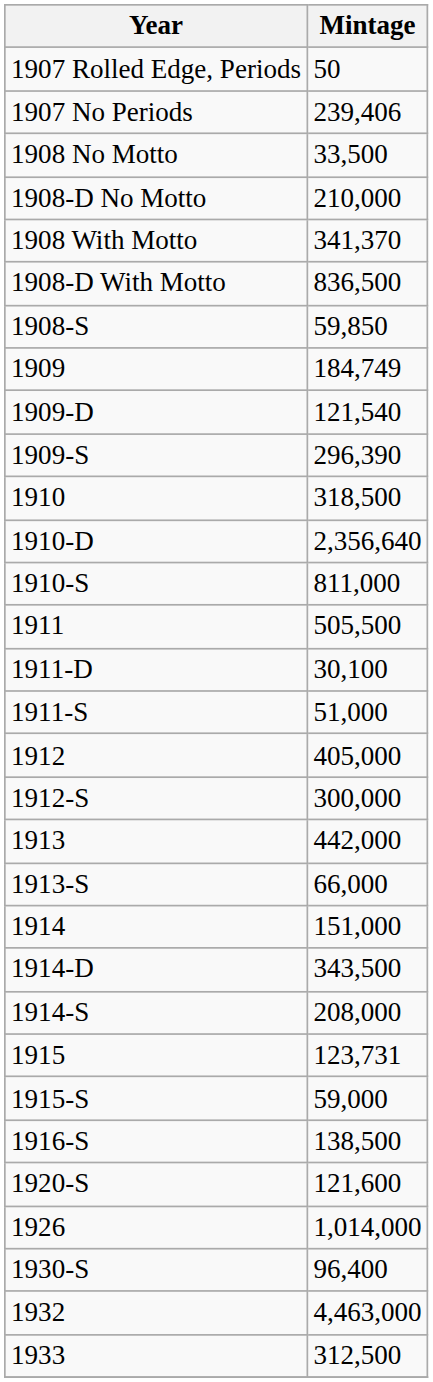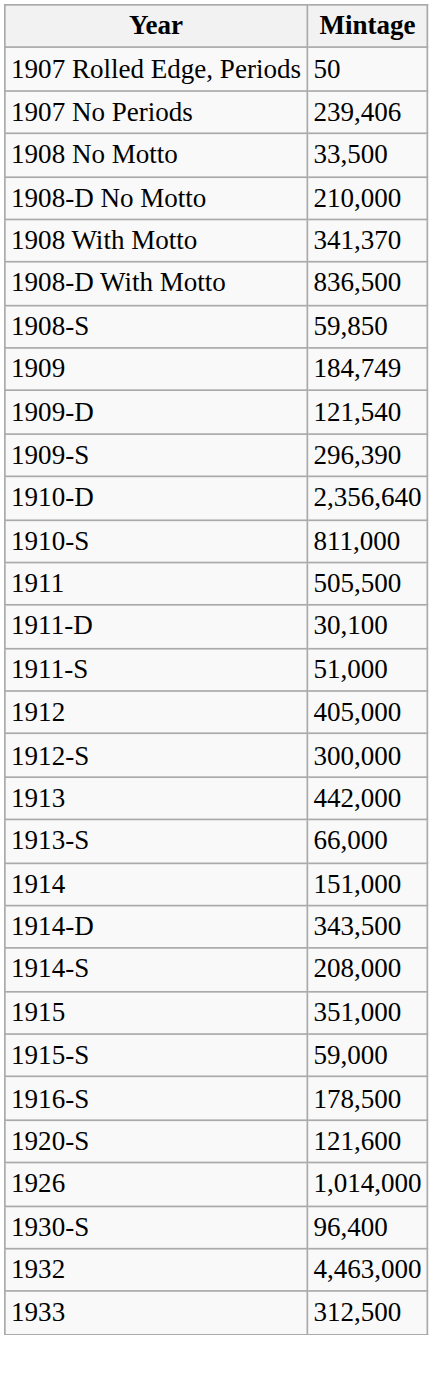- row: (38, 497)
(357, 1055) 123,731 -> (357, 1012) 351,000
(357, 1140) 138,500 -> (357, 1098) 178,500
